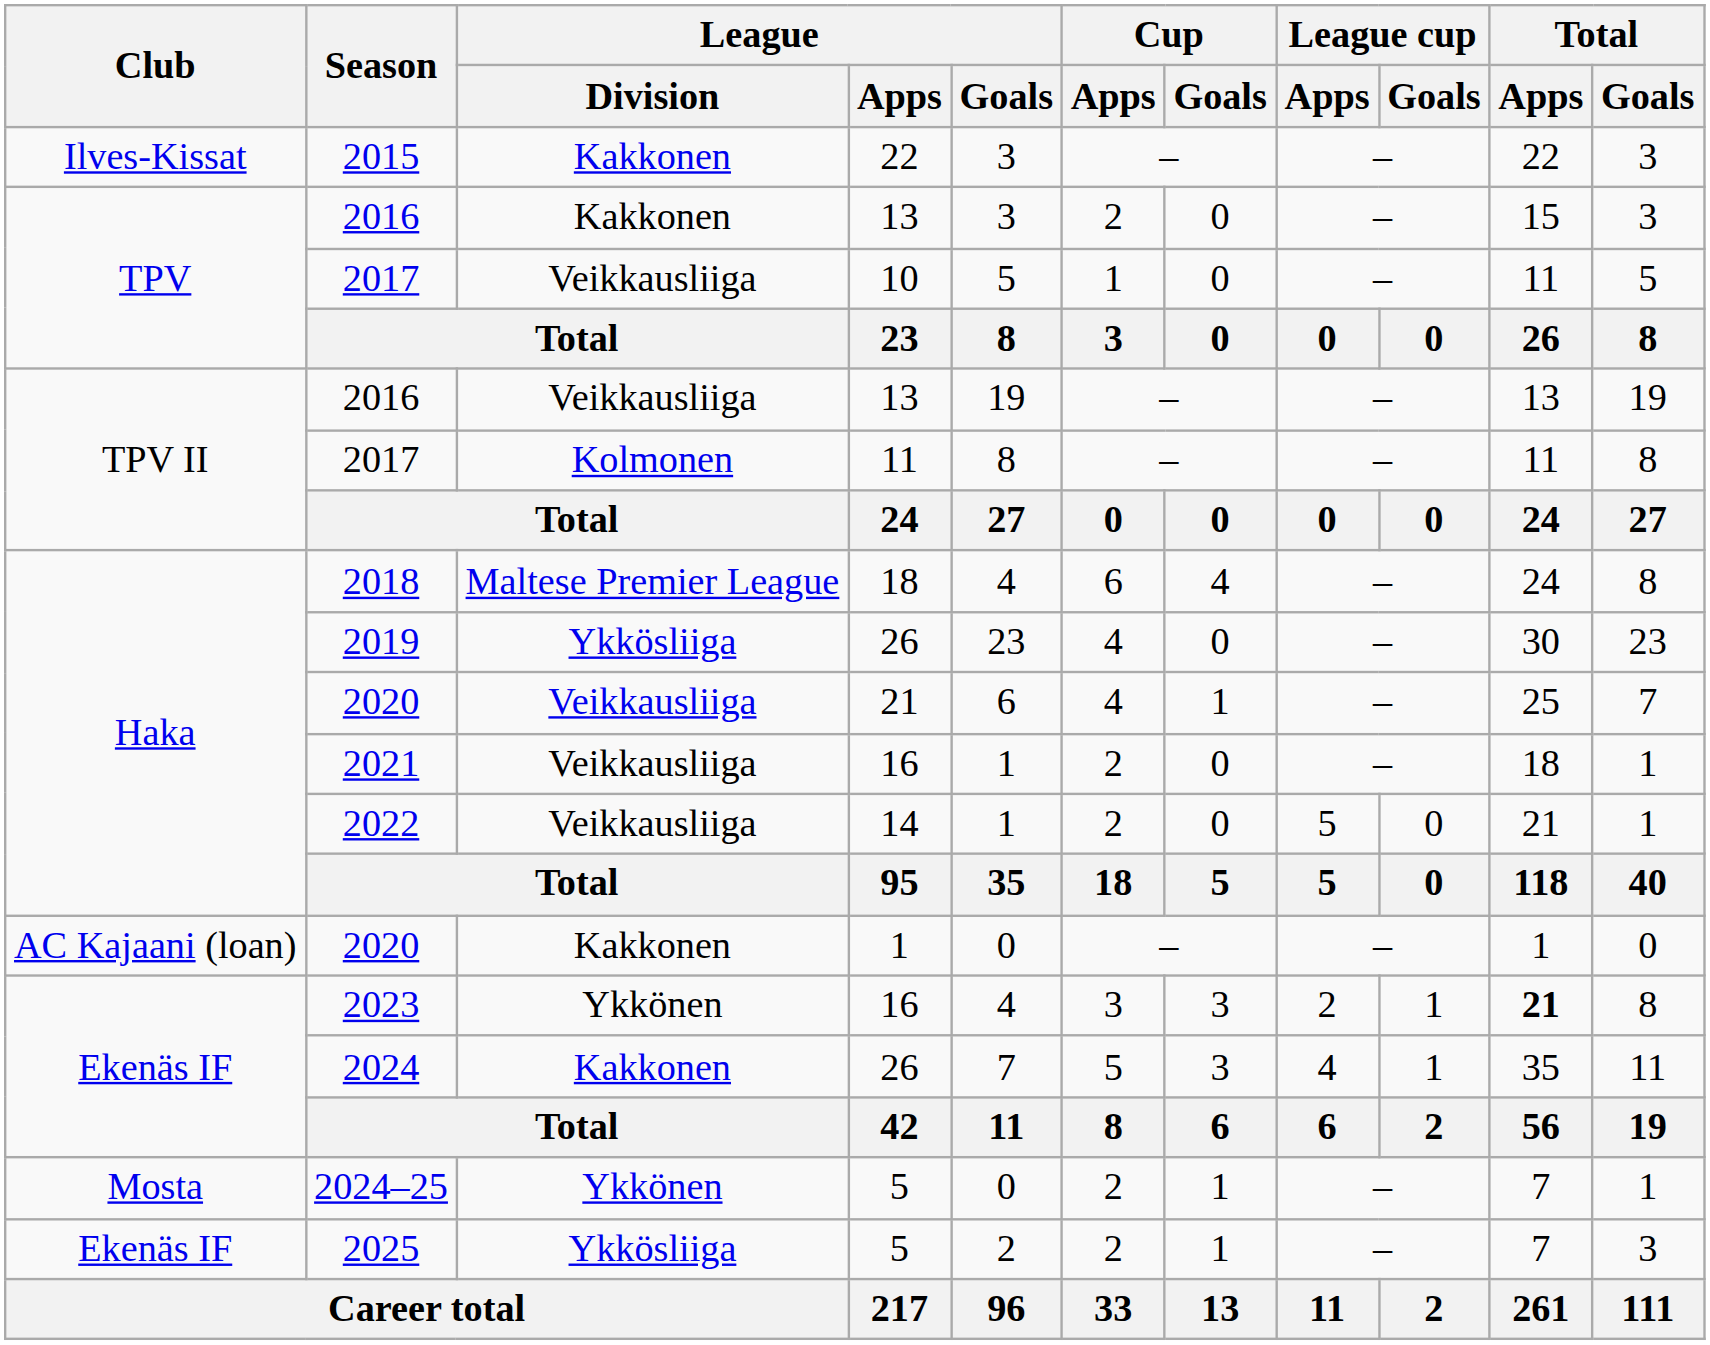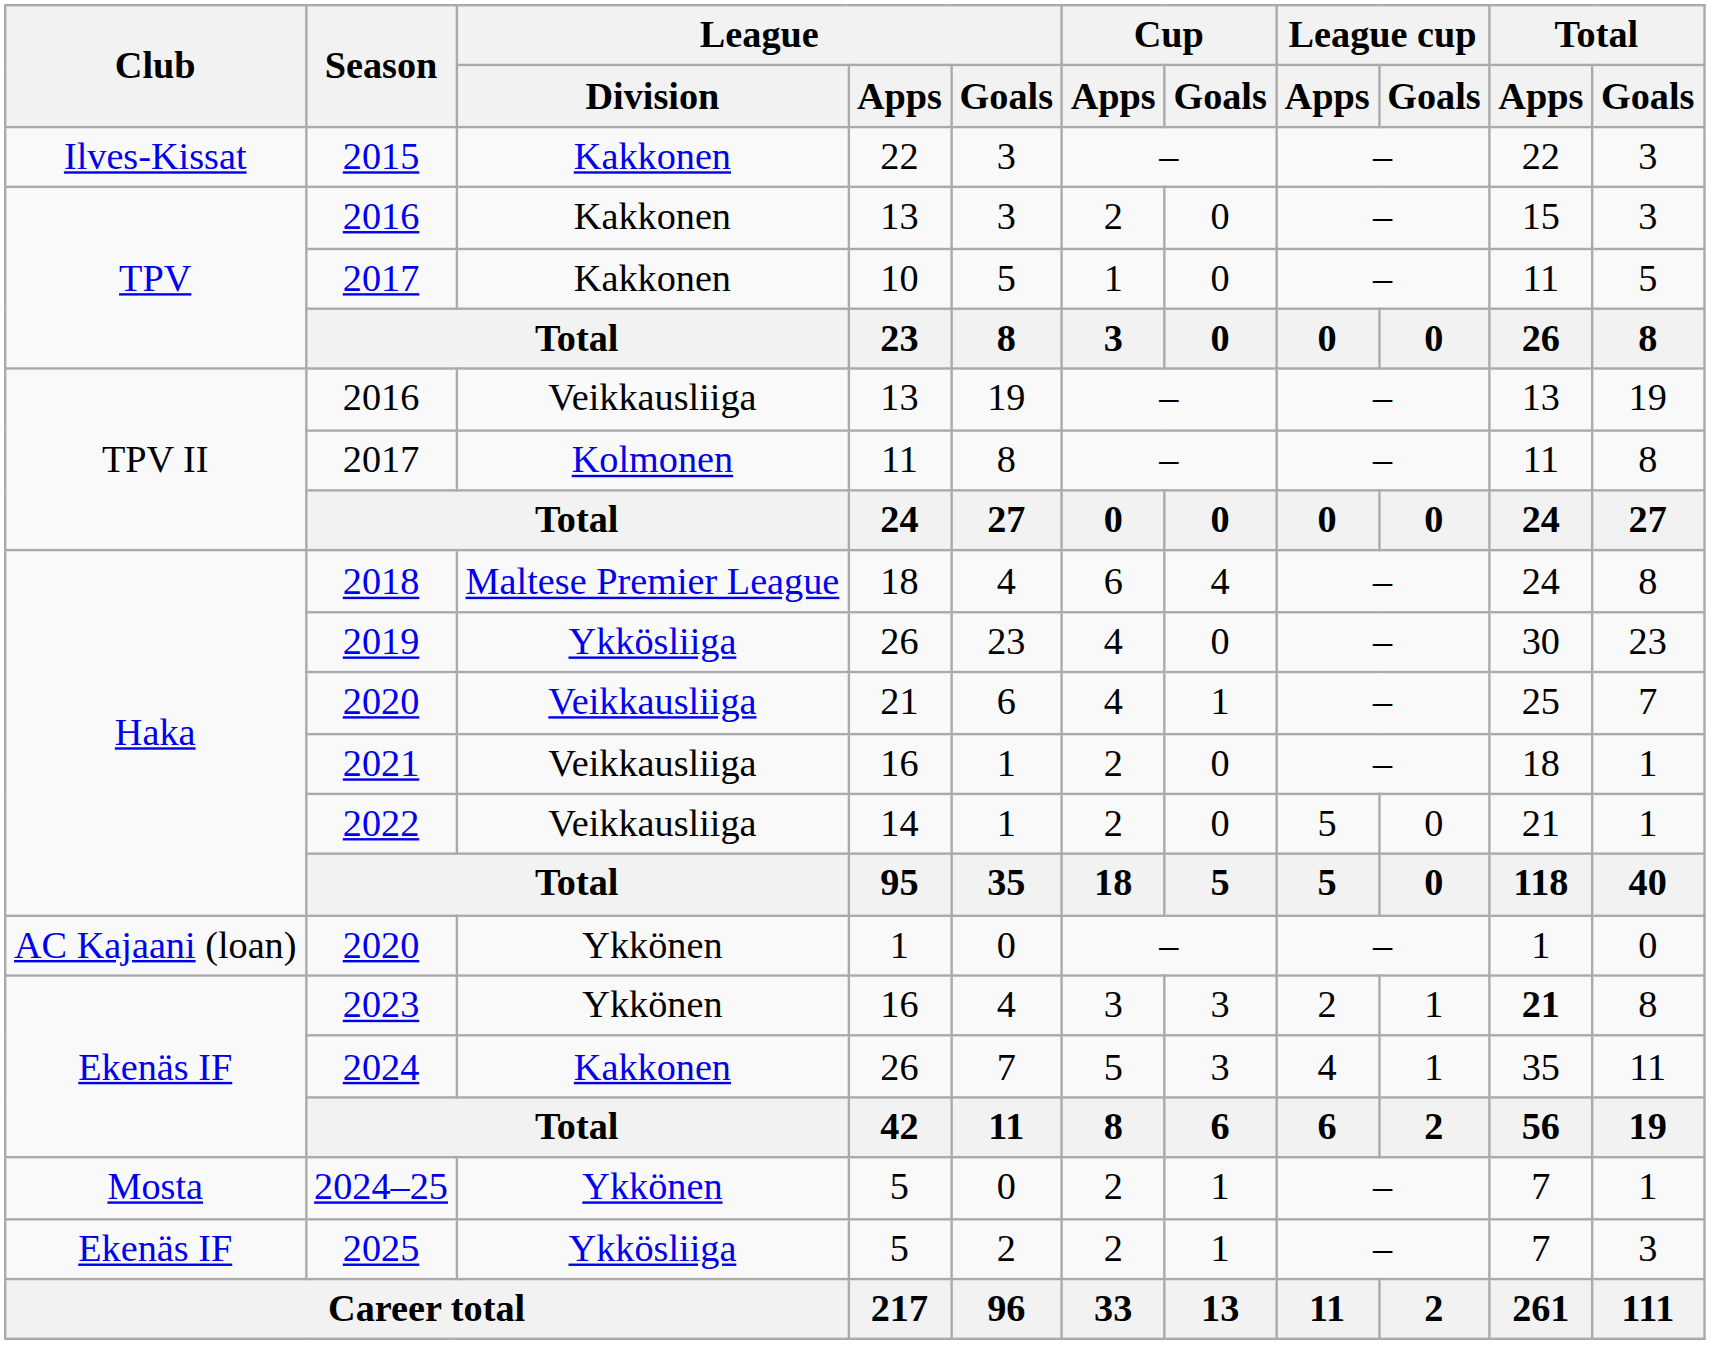(652, 277) Veikkausliiga -> (652, 277) Kakkonen
(652, 944) Kakkonen -> (652, 944) Ykkönen
